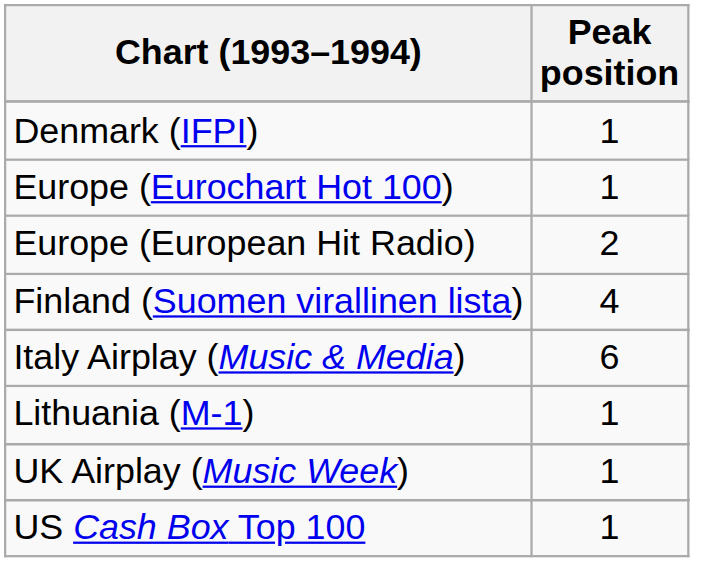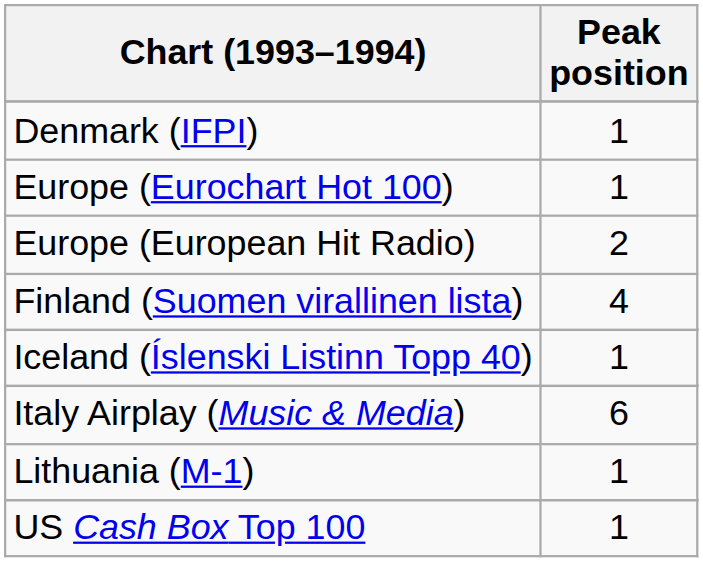+ row: (273, 357)
- row: (211, 471)
